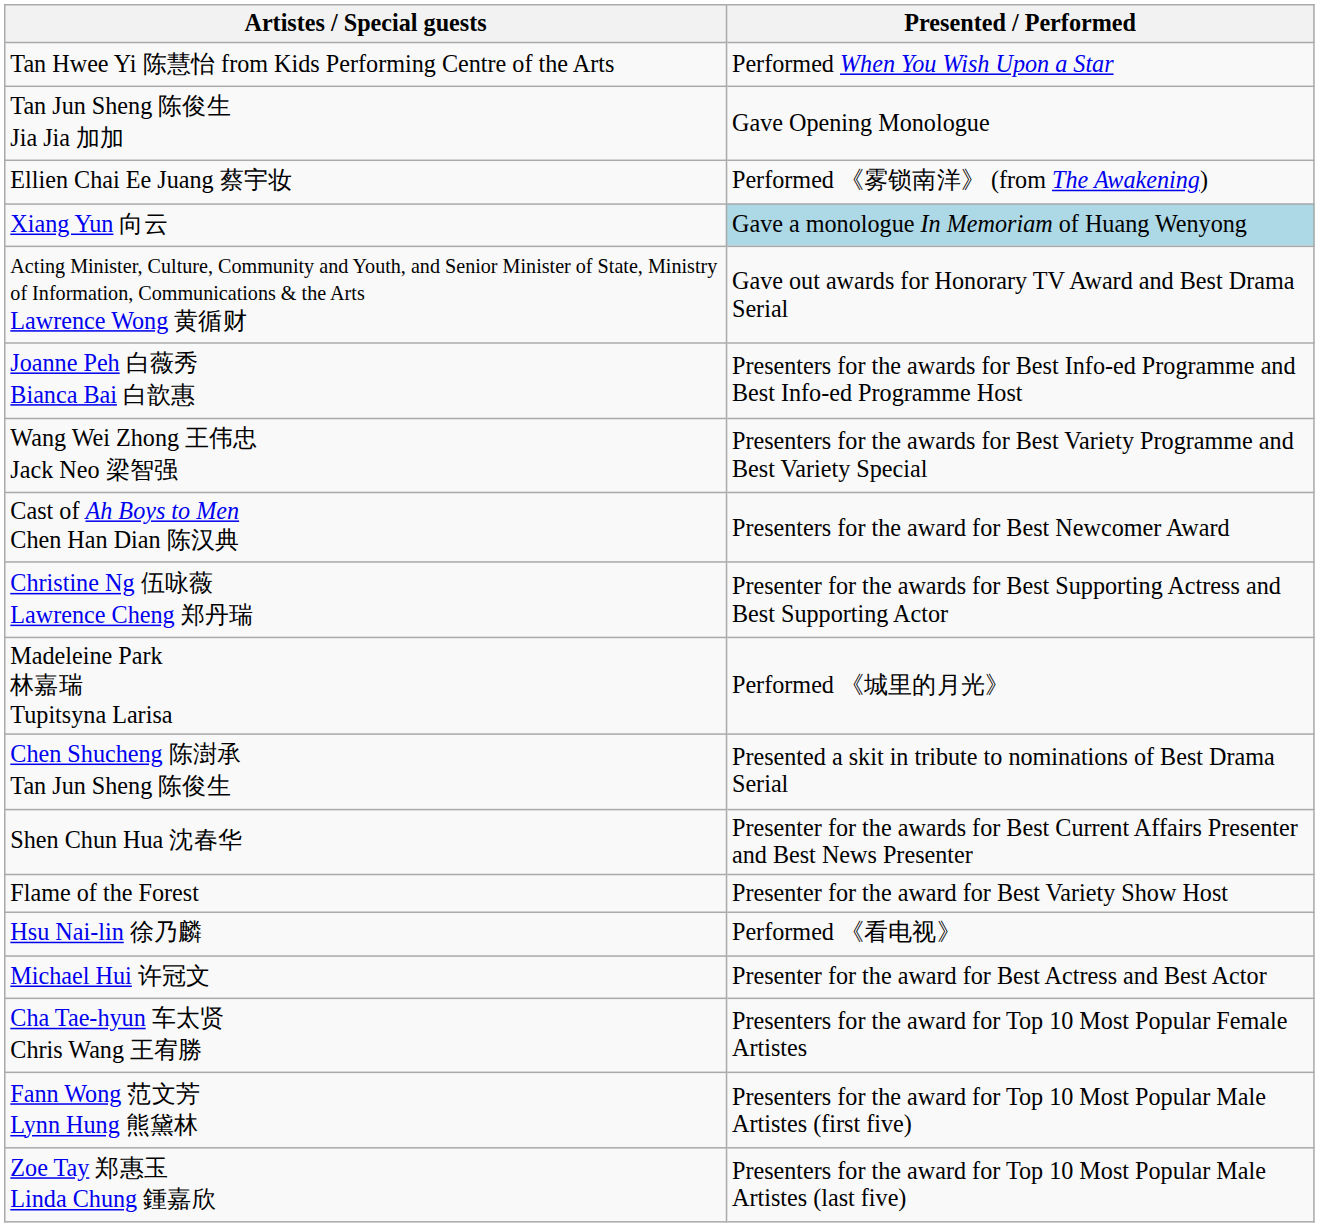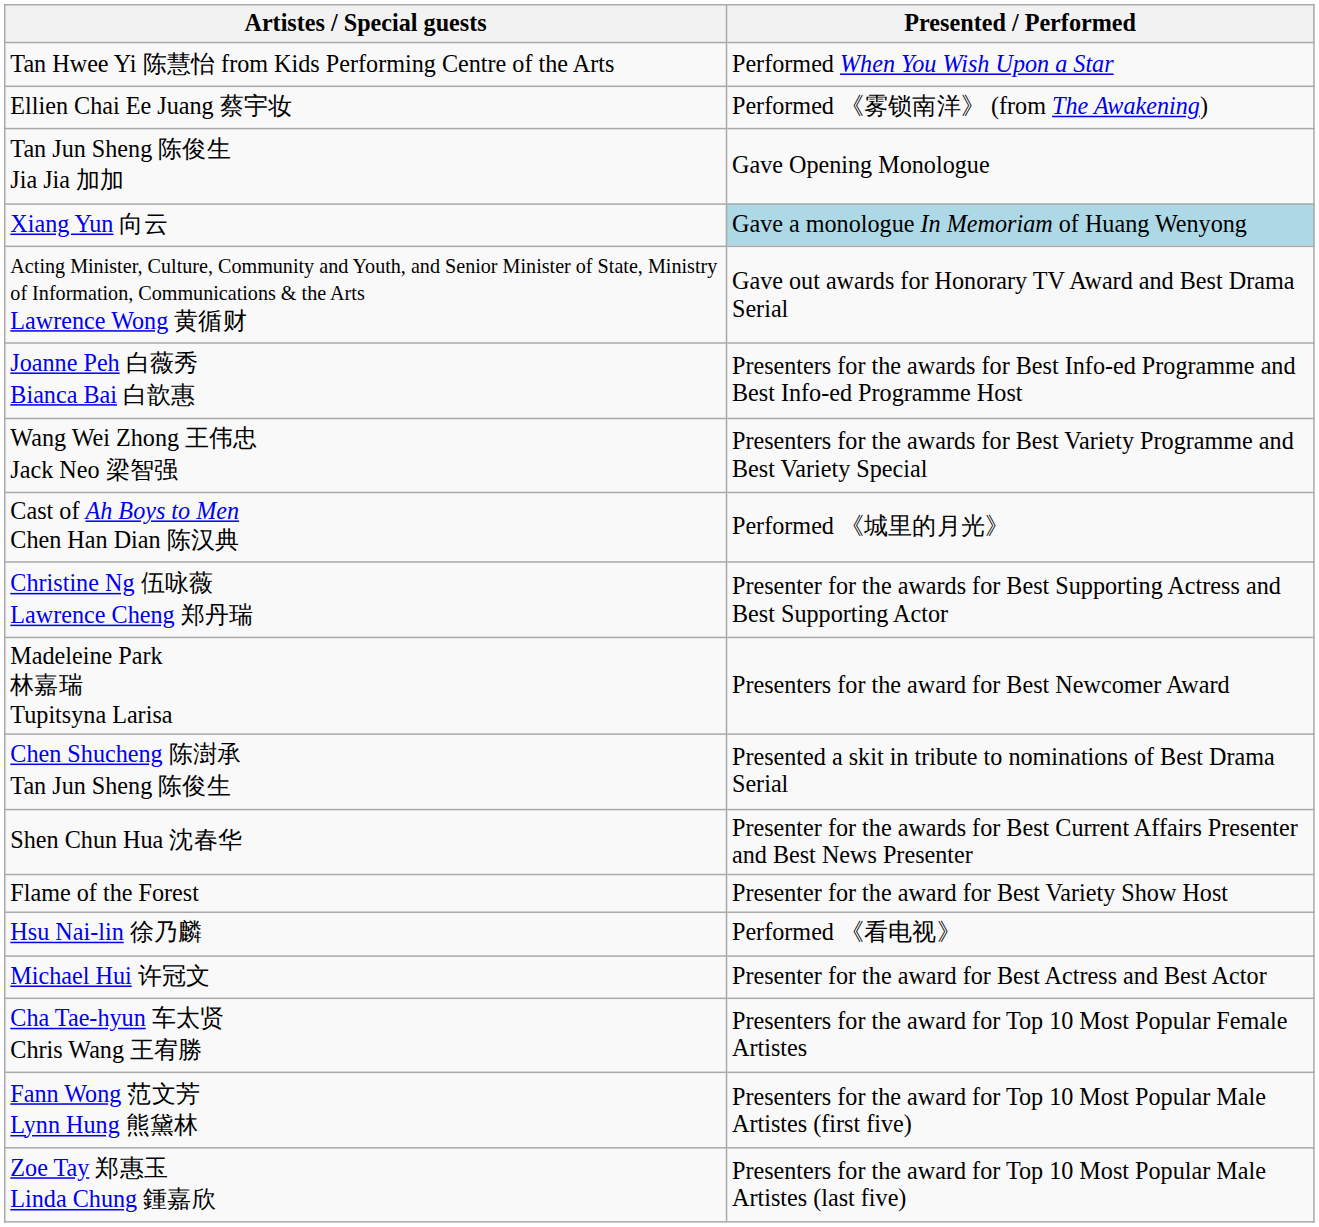rows swapped: (121, 122) <-> (151, 180)
(981, 527) Presenters for the award for Best Newcomer Award -> (871, 526) Performed 《城里的月光》
(871, 684) Performed 《城里的月光》 -> (981, 685) Presenters for the award for Best Newcomer Award
